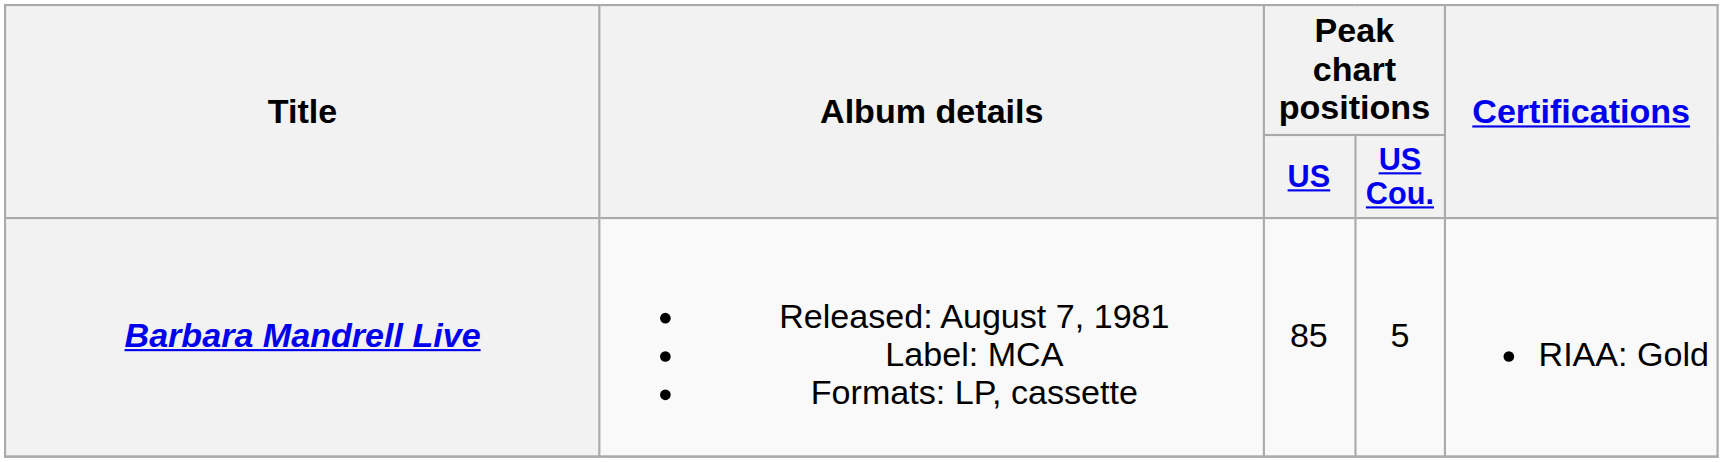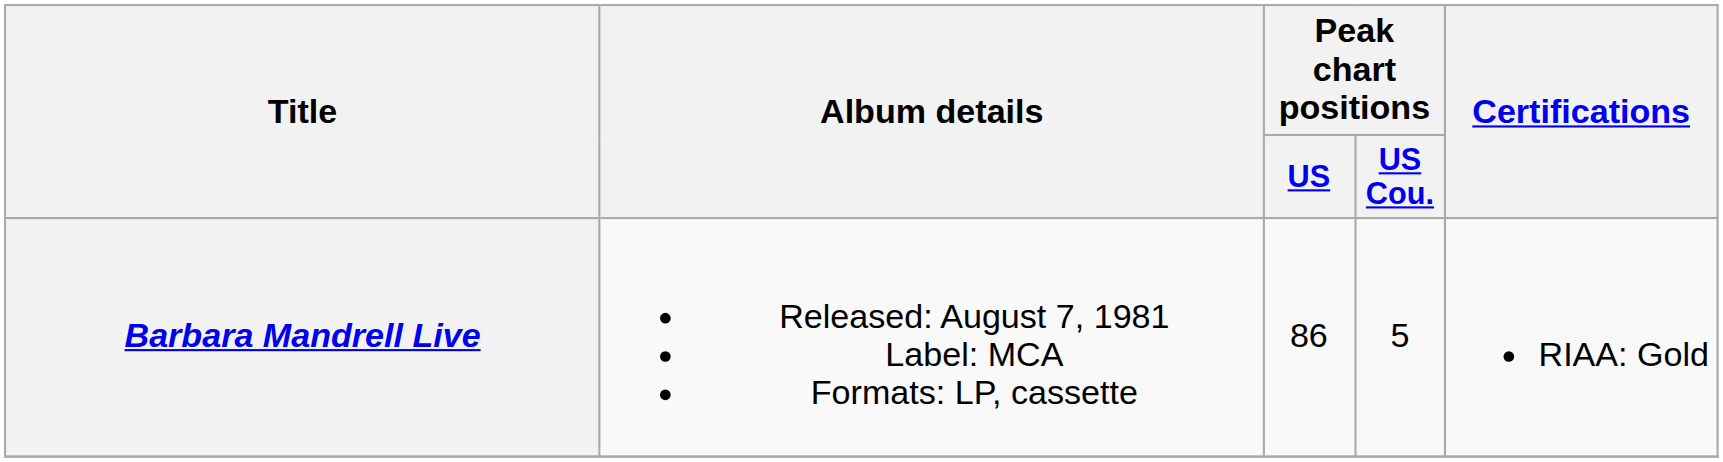(1309, 336) 85 -> (1309, 336) 86
